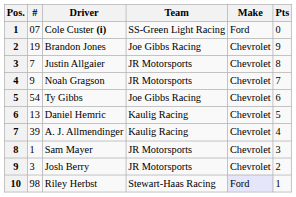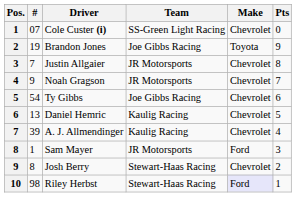(240, 30) Ford -> (250, 30) Chevrolet
(250, 47) Chevrolet -> (244, 47) Toyota
(250, 149) Chevrolet -> (240, 149) Ford
(32, 166) 3 -> (32, 166) 8
(160, 166) JR Motorsports -> (172, 166) Stewart-Haas Racing
